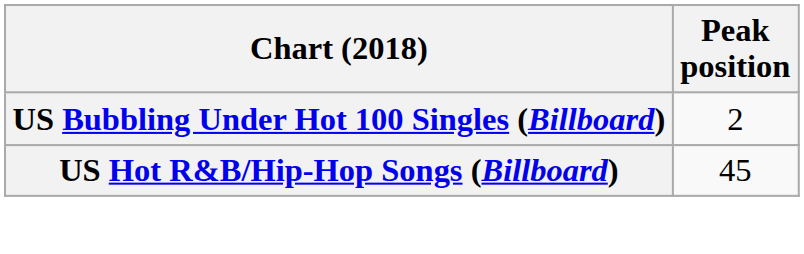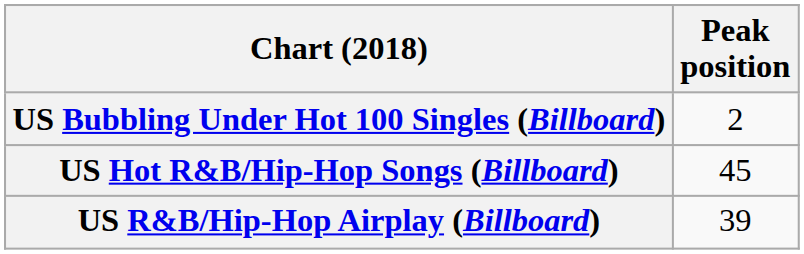+ row: (339, 221)
